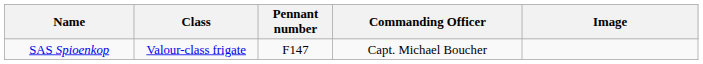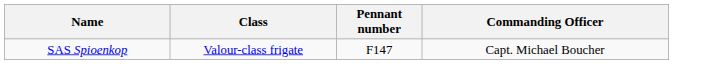- column: (610, 21)
